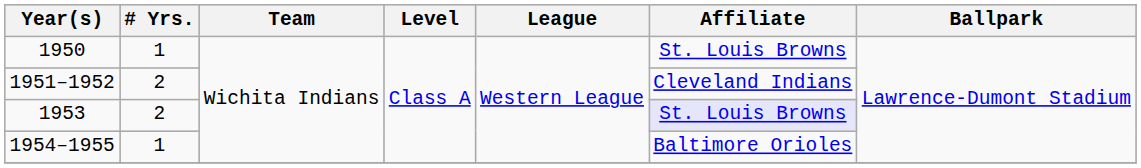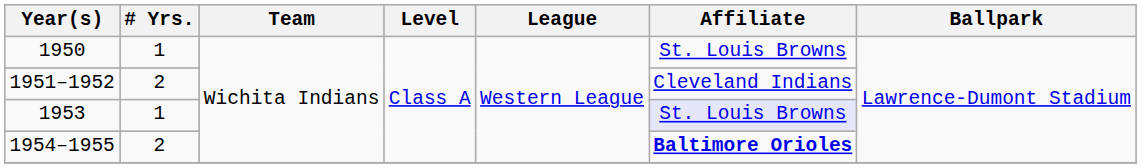(159, 115) 2 -> (159, 115) 1
(159, 147) 1 -> (159, 147) 2
(753, 147) normal -> (753, 147) bold
